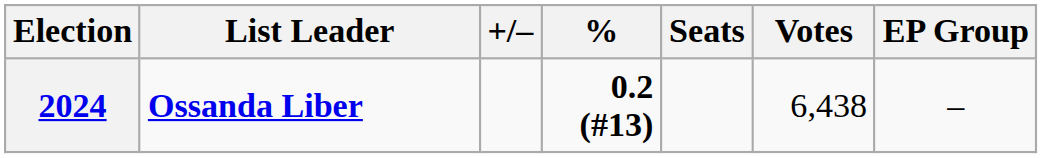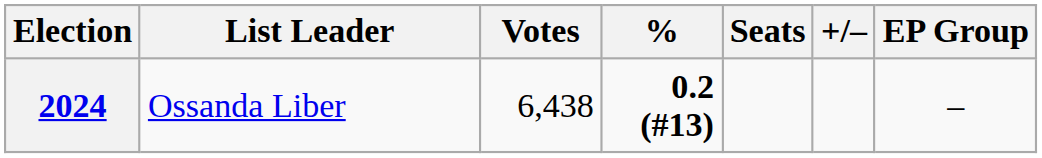columns swapped: (814, 31) <-> (510, 31)
(255, 104) bold -> (247, 104) normal
